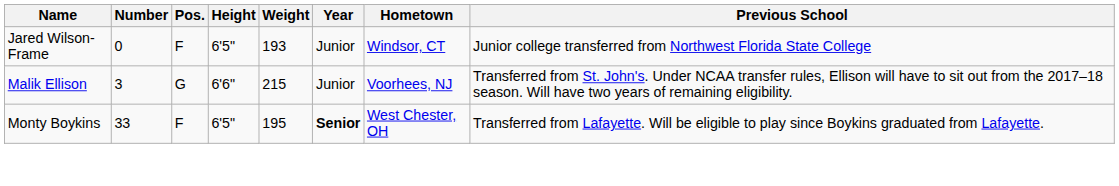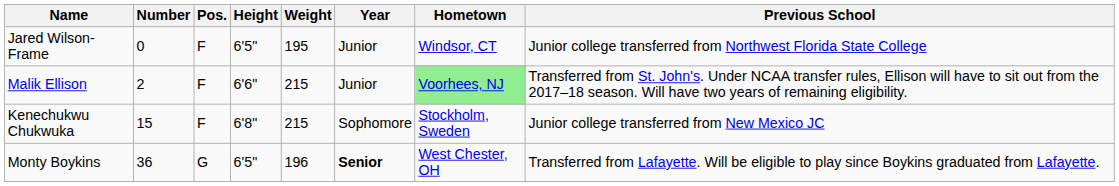(274, 46) 193 -> (296, 46) 195
(118, 84) 3 -> (141, 84) 2
(180, 84) G -> (201, 84) F
(410, 84) no background -> (461, 84) lightgreen background
+ row: (48, 123)
(122, 123) 33 -> (145, 162) 36
(179, 123) F -> (203, 162) G
(274, 123) 195 -> (296, 162) 196
